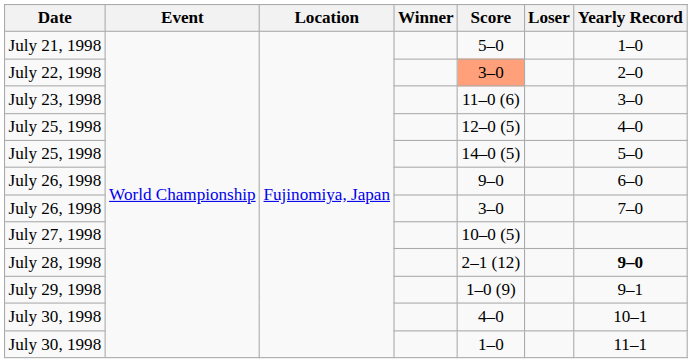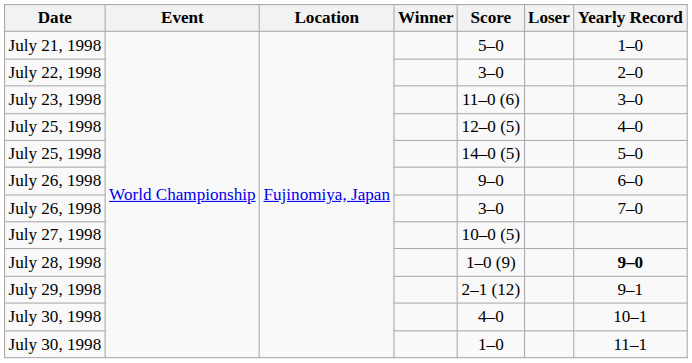(491, 72) lightsalmon background -> (491, 72) no background
(491, 262) 2–1 (12) -> (491, 262) 1–0 (9)
(491, 289) 1–0 (9) -> (491, 289) 2–1 (12)
